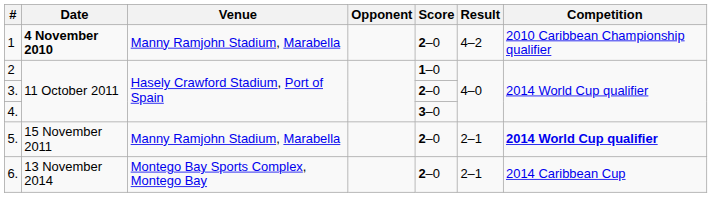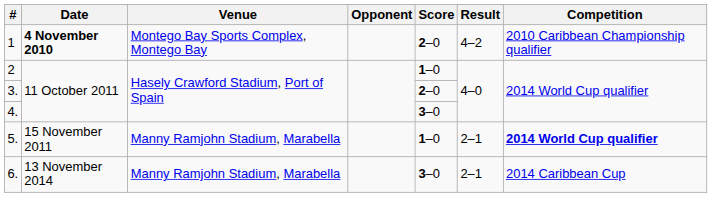(235, 42) Manny Ramjohn Stadium, Marabella -> (219, 42) Montego Bay Sports Complex, Montego Bay
(429, 139) 2–0 -> (429, 139) 1–0
(219, 174) Montego Bay Sports Complex, Montego Bay -> (235, 174) Manny Ramjohn Stadium, Marabella
(429, 174) 2–0 -> (429, 174) 3–0
